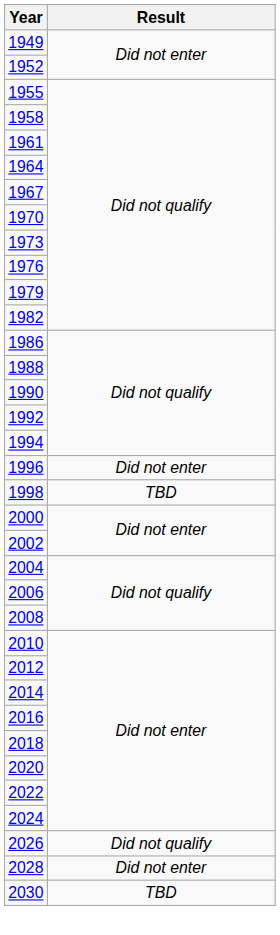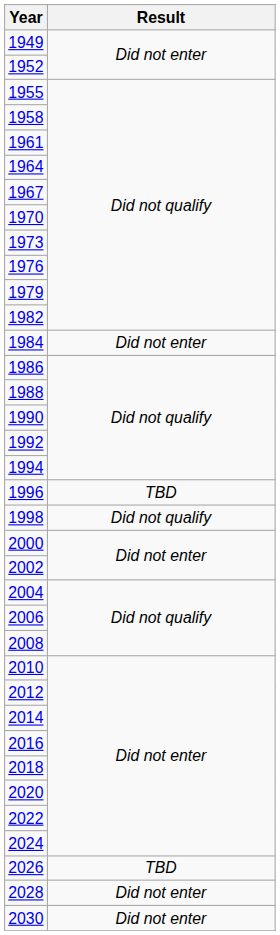+ row: (26, 343)
(161, 468) Did not enter -> (161, 493) TBD
(161, 493) TBD -> (161, 518) Did not qualify
(161, 843) Did not qualify -> (161, 868) TBD
(161, 893) TBD -> (161, 918) Did not enter
